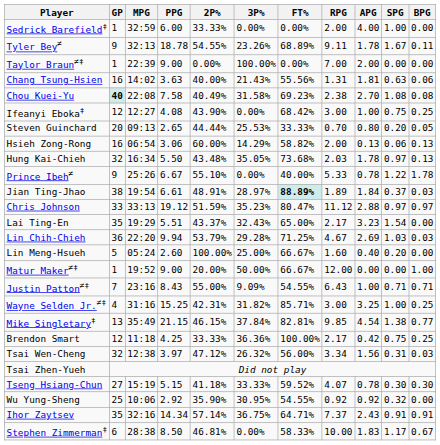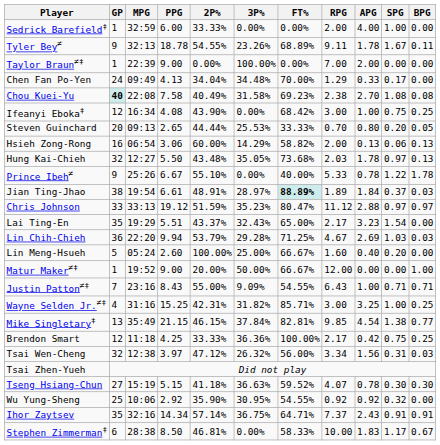- row: (54, 80)
+ row: (49, 80)
(141, 112) 12:27 -> (141, 112) 16:34
(141, 159) 16:34 -> (141, 159) 12:27
(253, 384) 33.33% -> (253, 384) 36.63%
